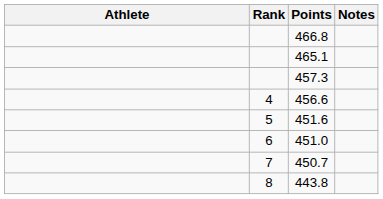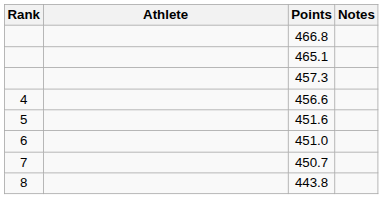columns swapped: (269, 15) <-> (127, 15)
